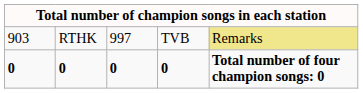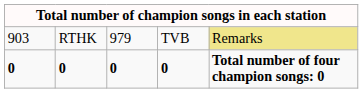(121, 38) 997 -> (121, 38) 979
